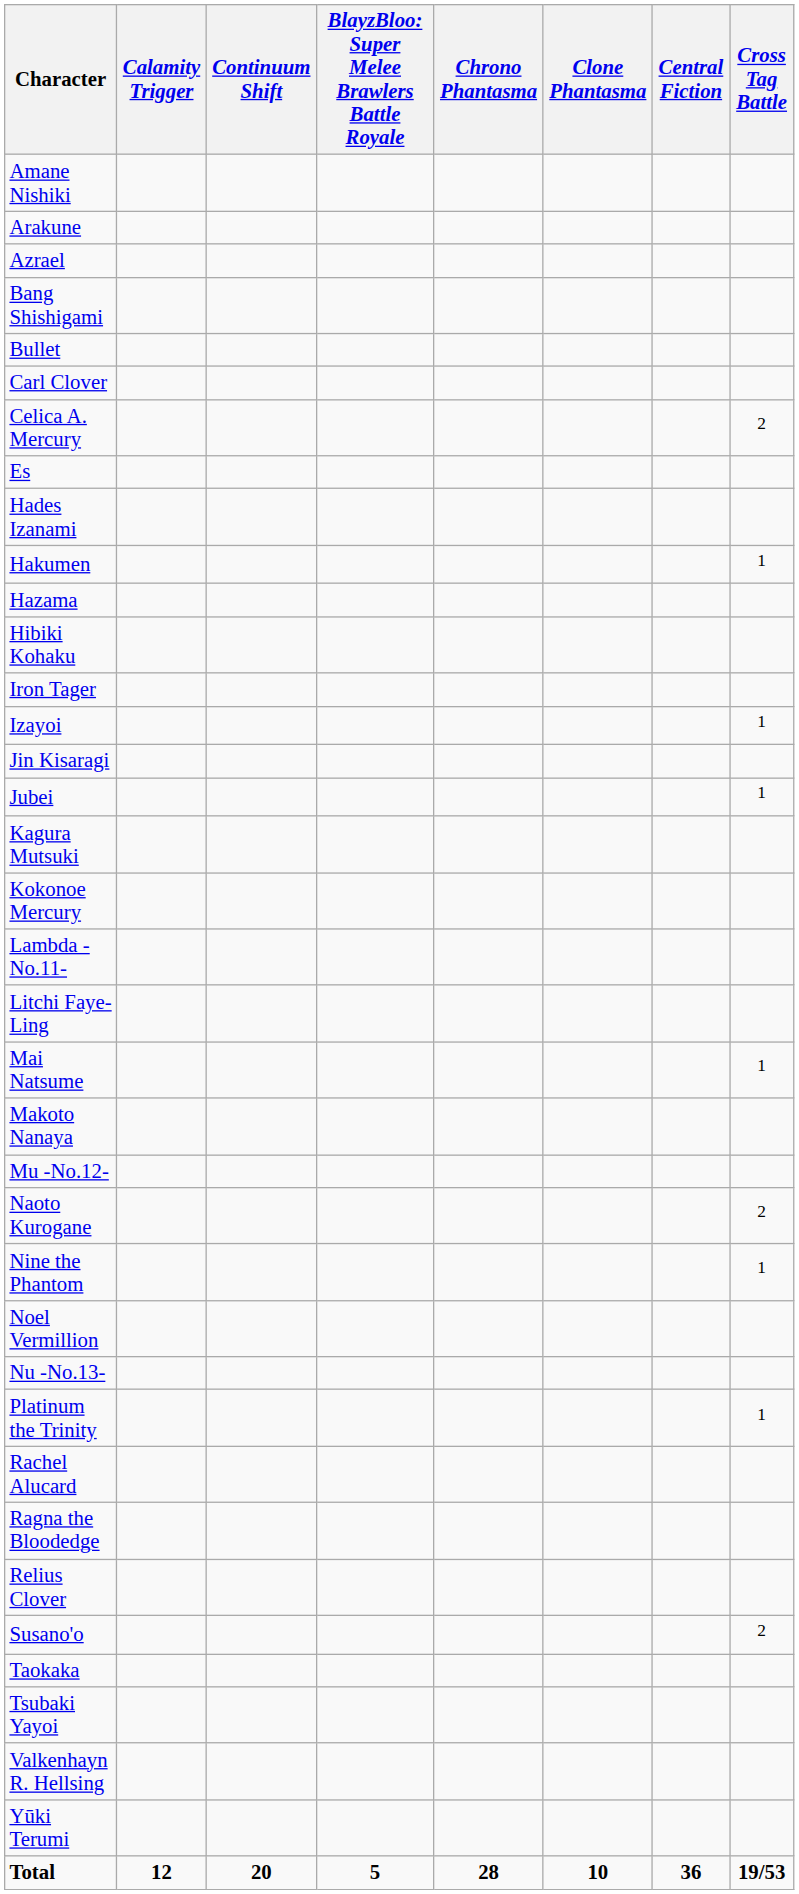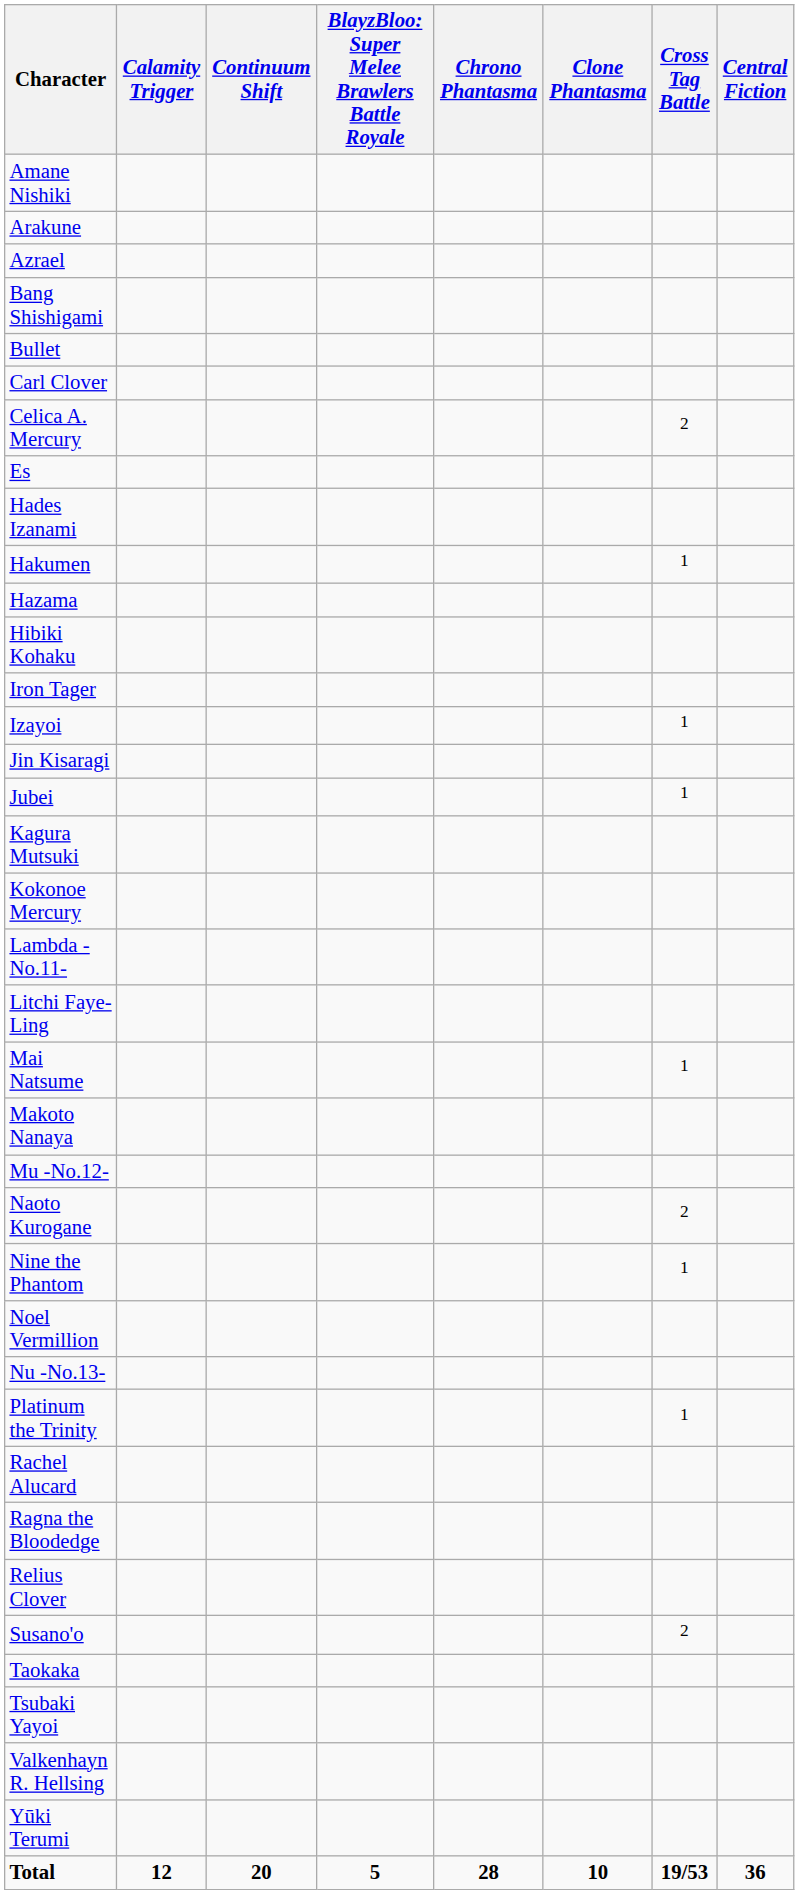columns swapped: (691, 79) <-> (762, 79)
